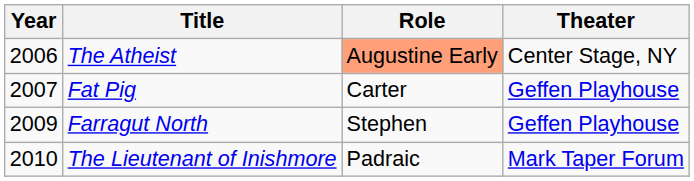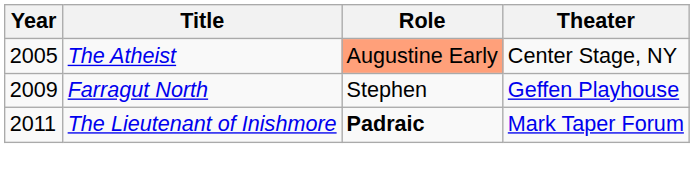(34, 55) 2006 -> (34, 55) 2005
- row: (102, 90)
(34, 158) 2010 -> (33, 124) 2011
(383, 158) normal -> (386, 124) bold
